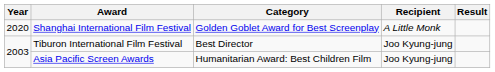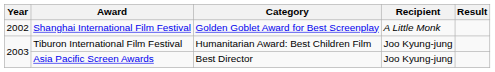(18, 28) 2020 -> (18, 28) 2002
(224, 43) Best Director -> (283, 43) Humanitarian Award: Best Children Film
(283, 59) Humanitarian Award: Best Children Film -> (224, 59) Best Director
